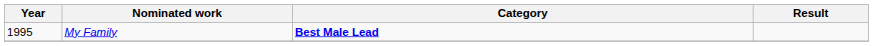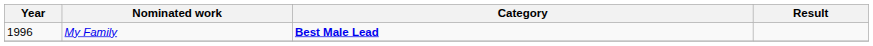(20, 31) 1995 -> (20, 31) 1996
